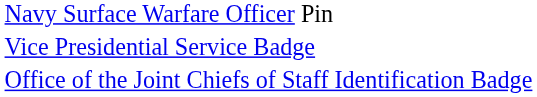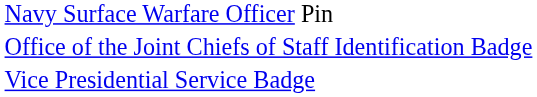rows swapped: (268, 80) <-> (160, 47)
